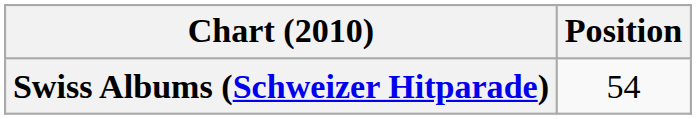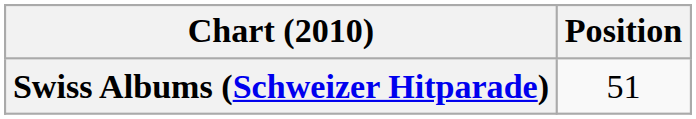(623, 85) 54 -> (623, 85) 51
